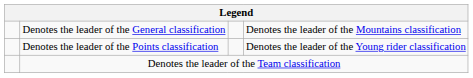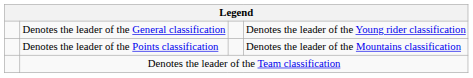(354, 30) Denotes the leader of the Mountains classification -> (356, 30) Denotes the leader of the Young rider classification
(356, 47) Denotes the leader of the Young rider classification -> (354, 47) Denotes the leader of the Mountains classification
